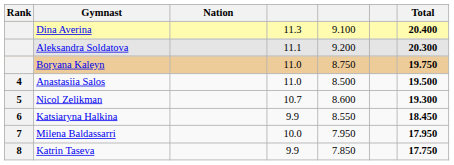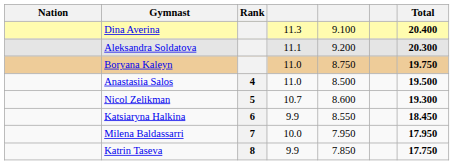columns swapped: (19, 12) <-> (218, 12)
